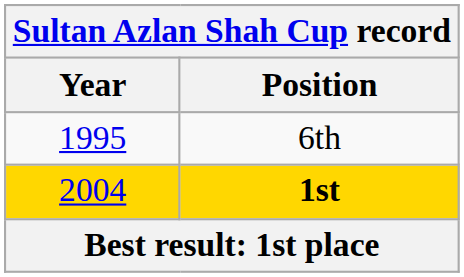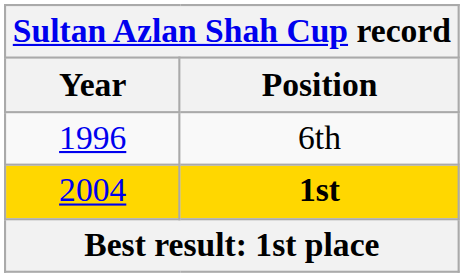(93, 137) 1995 -> (93, 137) 1996
